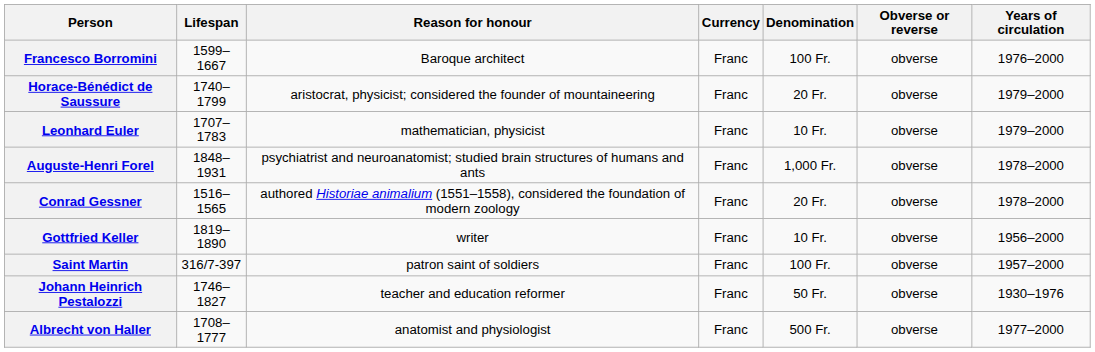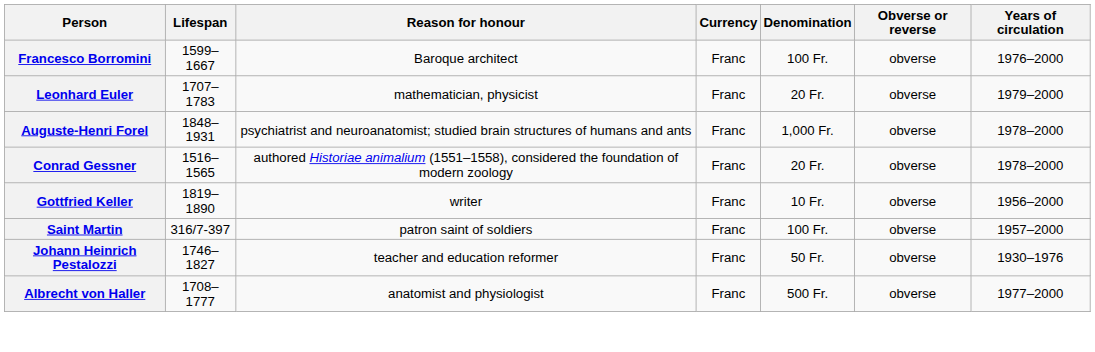- row: (90, 94)
(810, 130) 10 Fr. -> (808, 94) 20 Fr.
